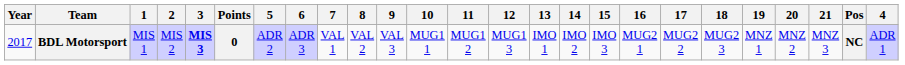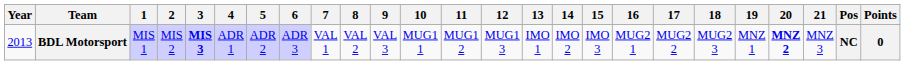columns swapped: (883, 14) <-> (234, 14)
(20, 42) 2017 -> (20, 42) 2013
(792, 42) normal -> (786, 42) bold
